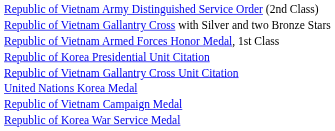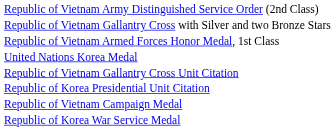rows swapped: (107, 57) <-> (71, 88)
